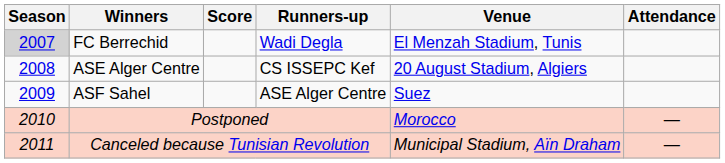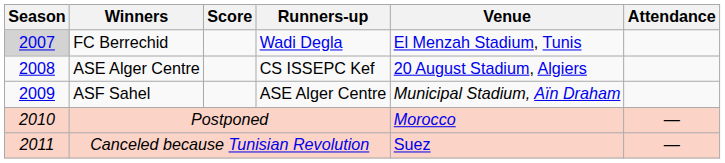(412, 94) Suez -> (507, 94) Municipal Stadium, Aïn Draham
(507, 145) Municipal Stadium, Aïn Draham -> (412, 145) Suez
